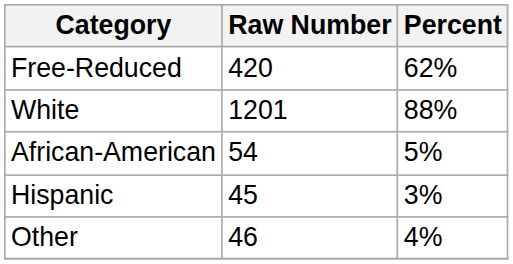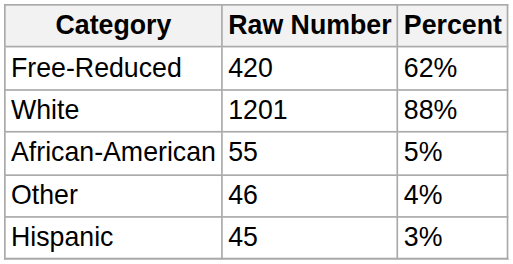(243, 152) 54 -> (243, 152) 55
rows swapped: (62, 195) <-> (44, 237)
